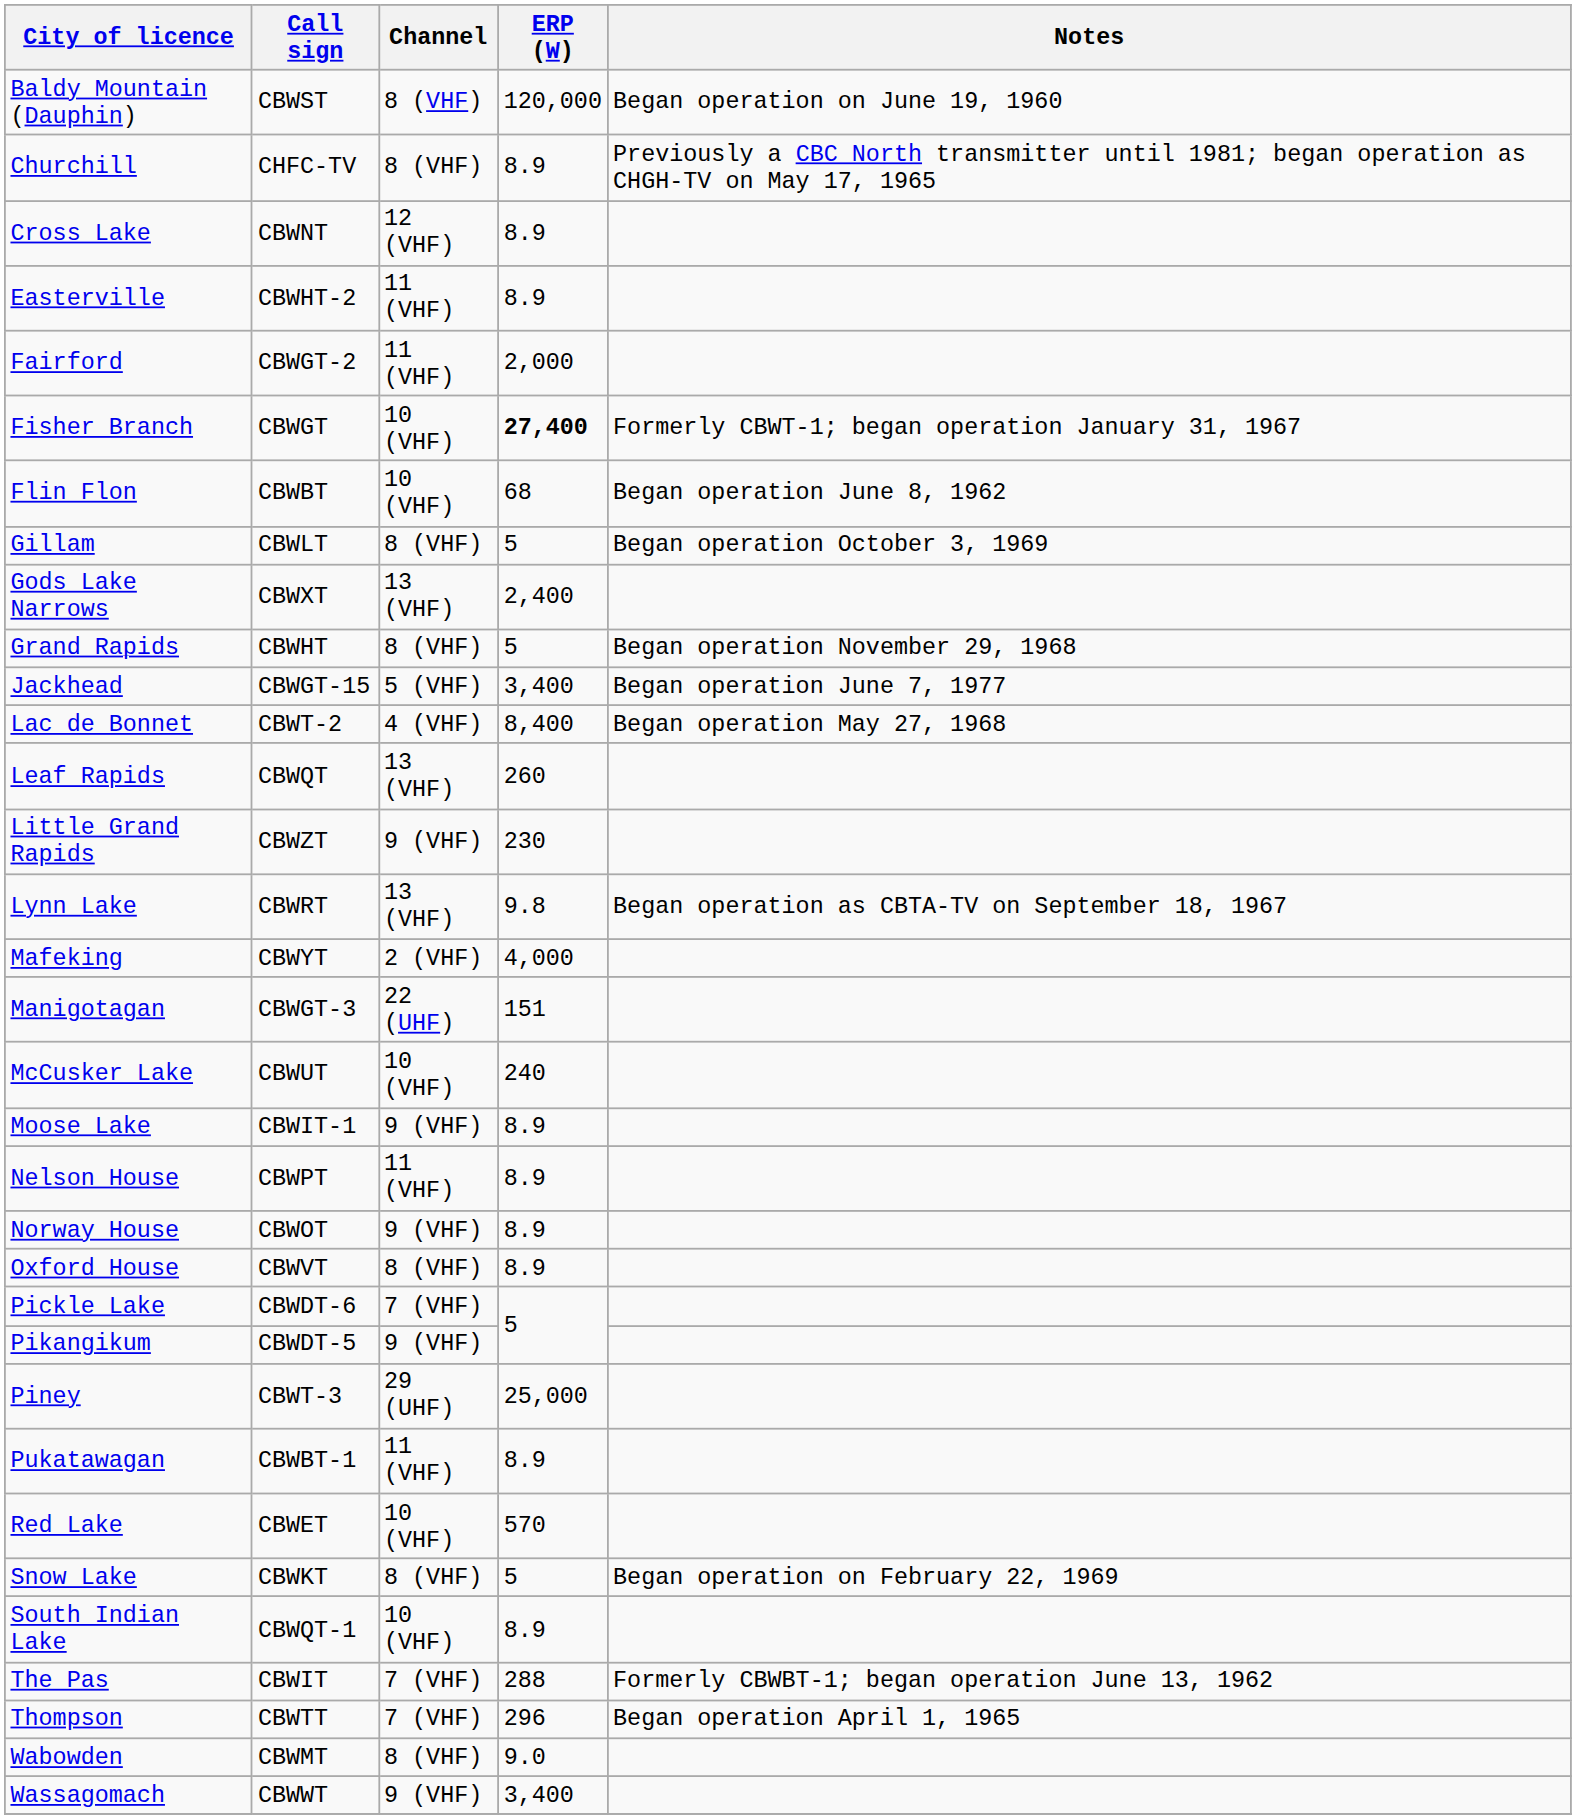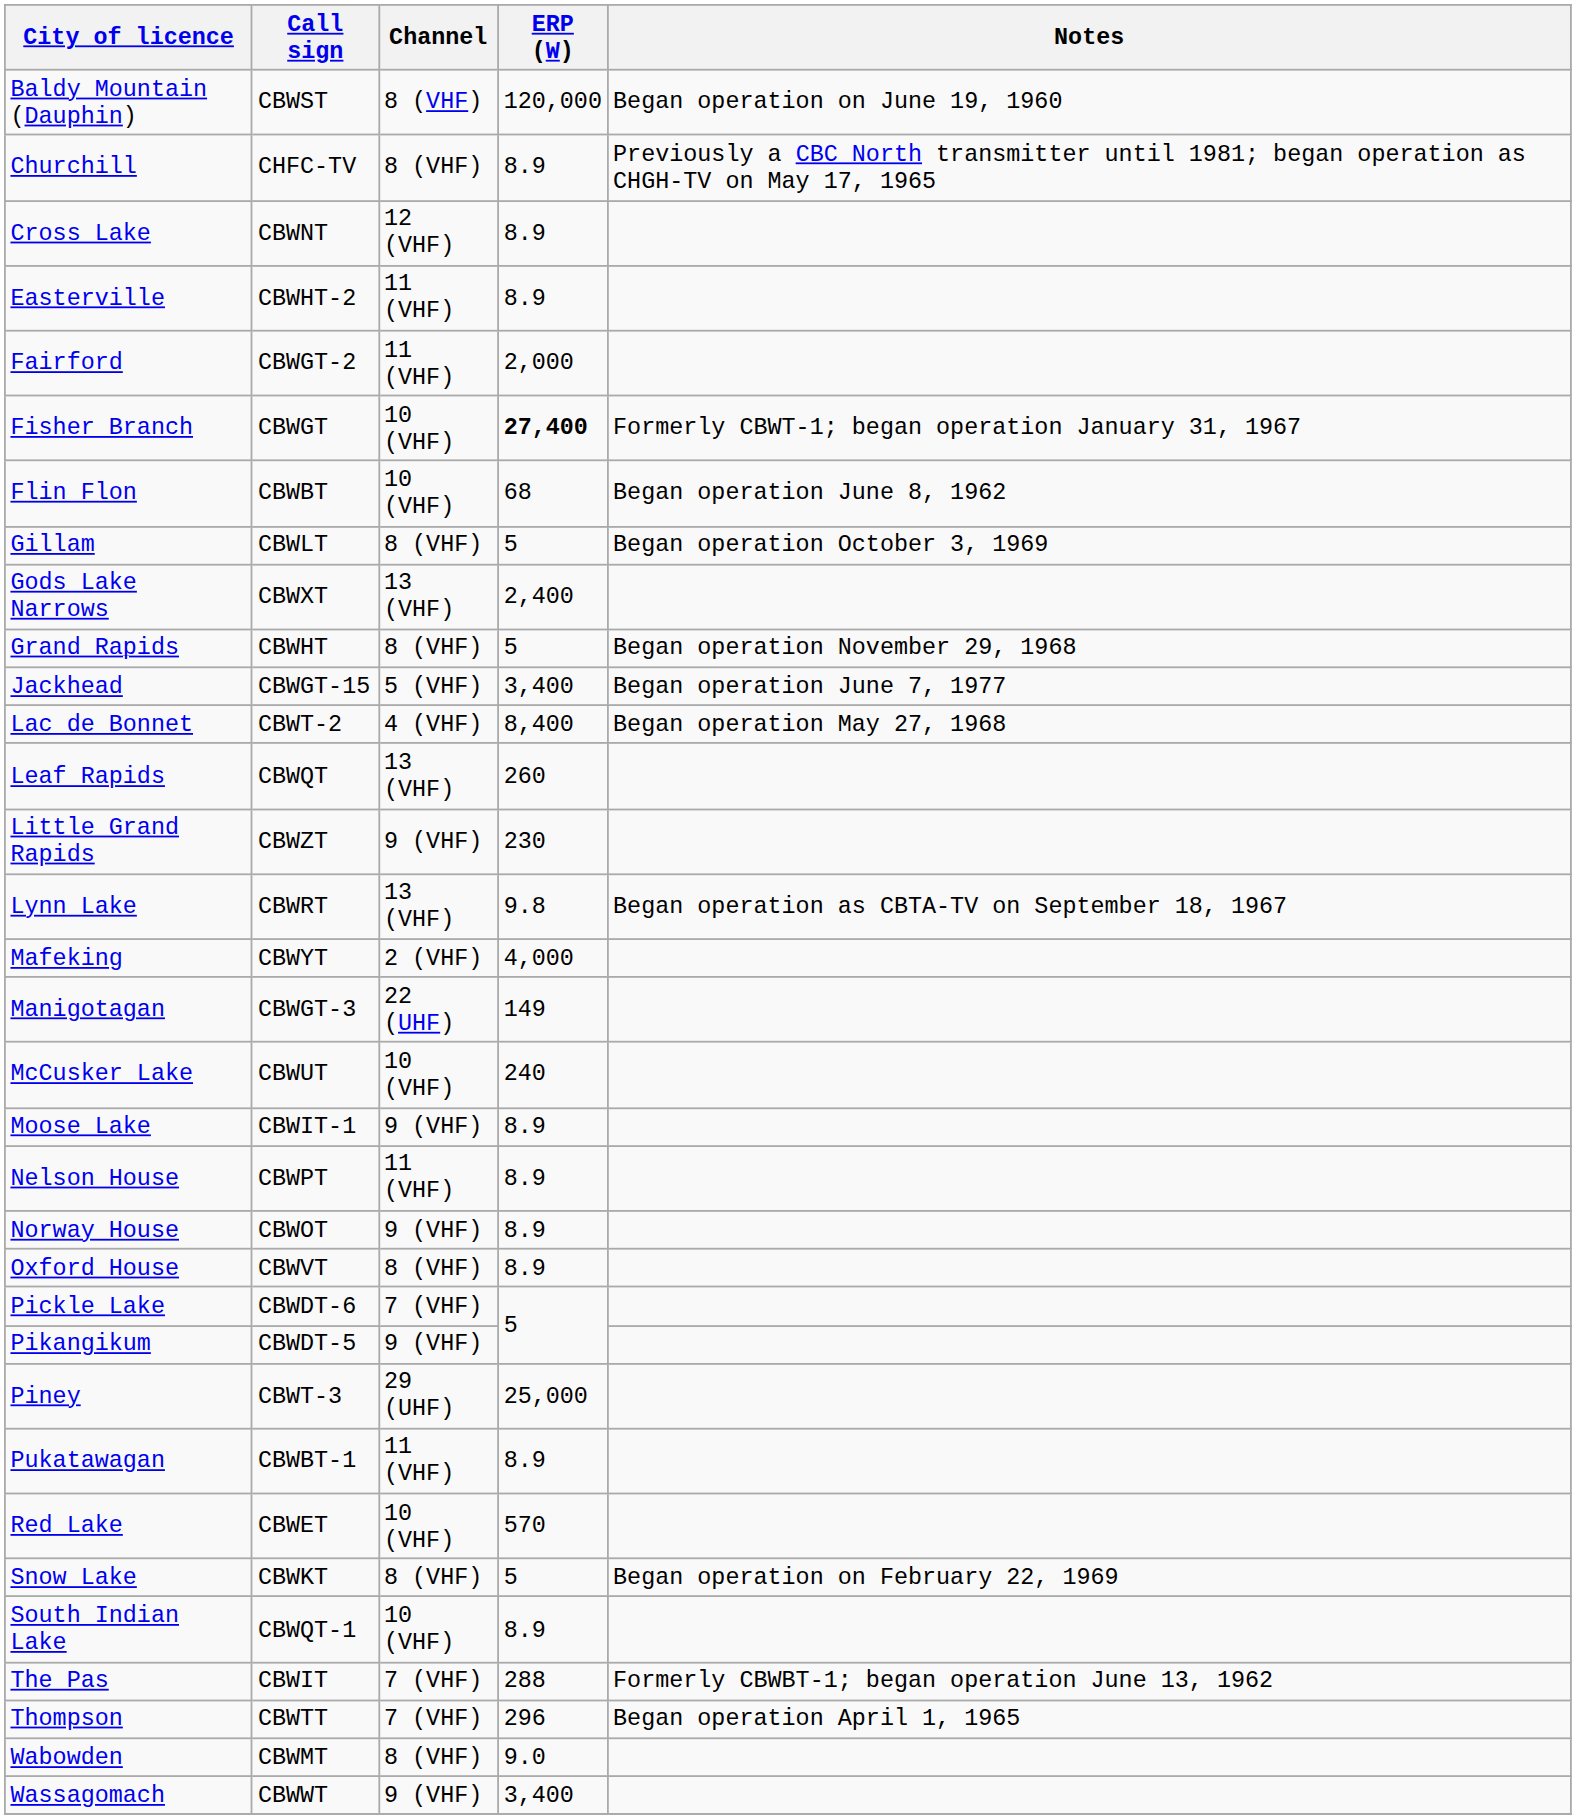(525, 1010) 151 -> (525, 1010) 149
